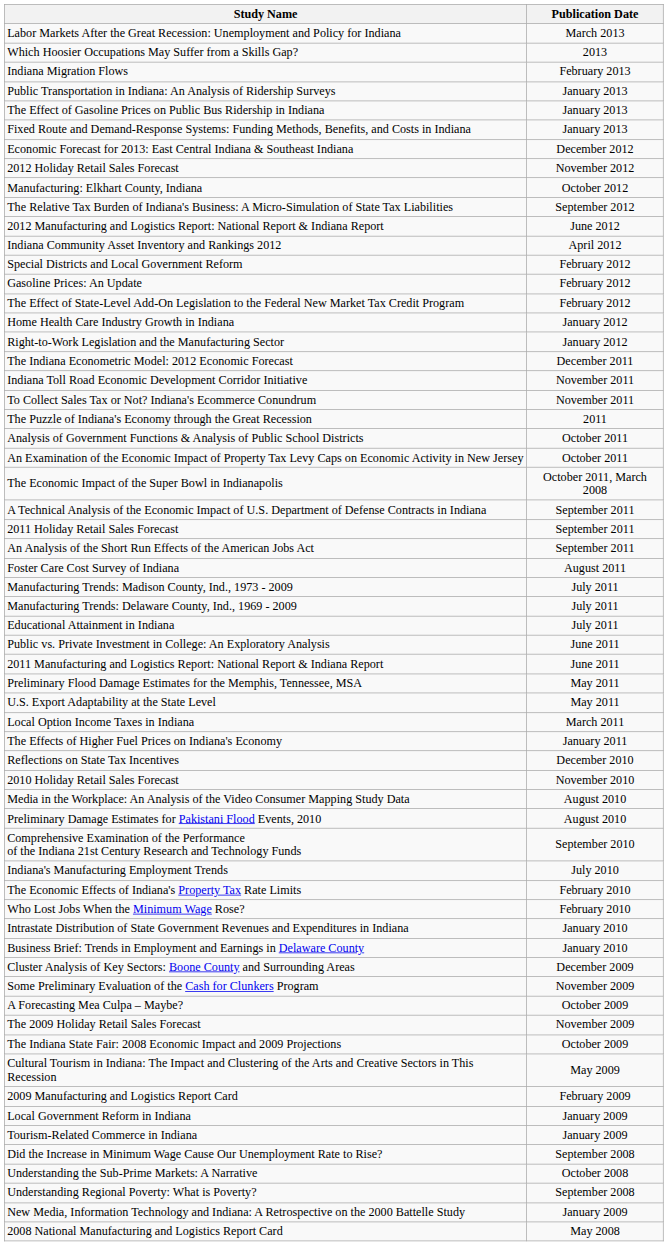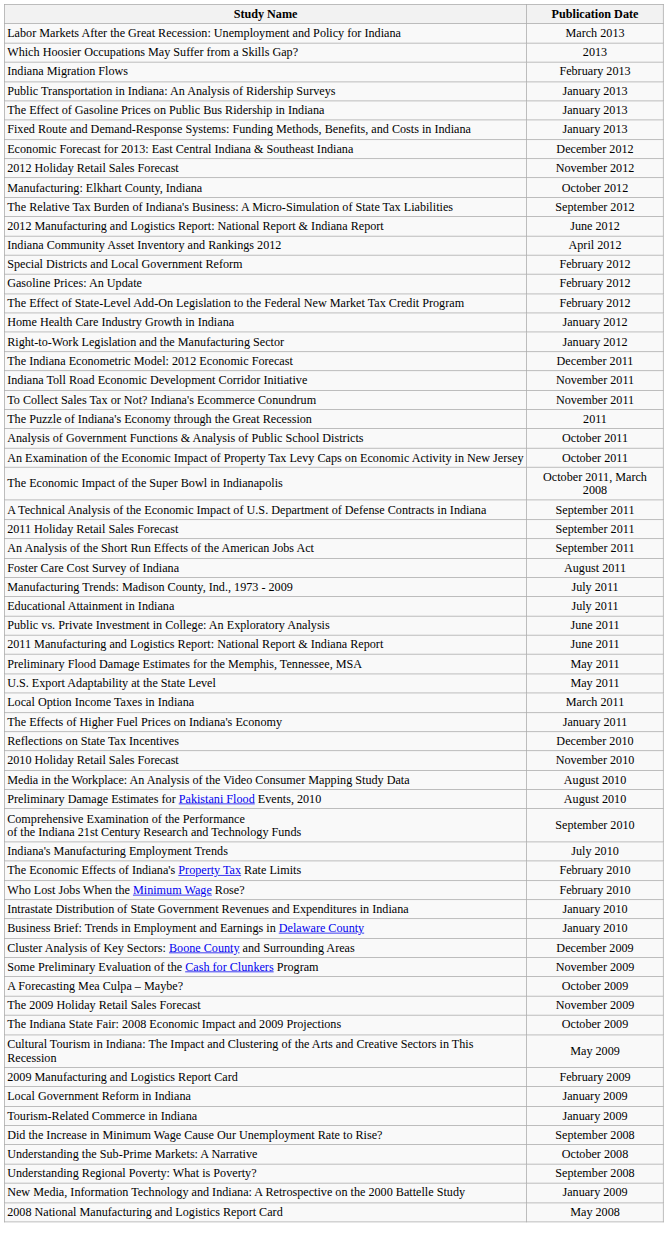- row: (152, 606)
